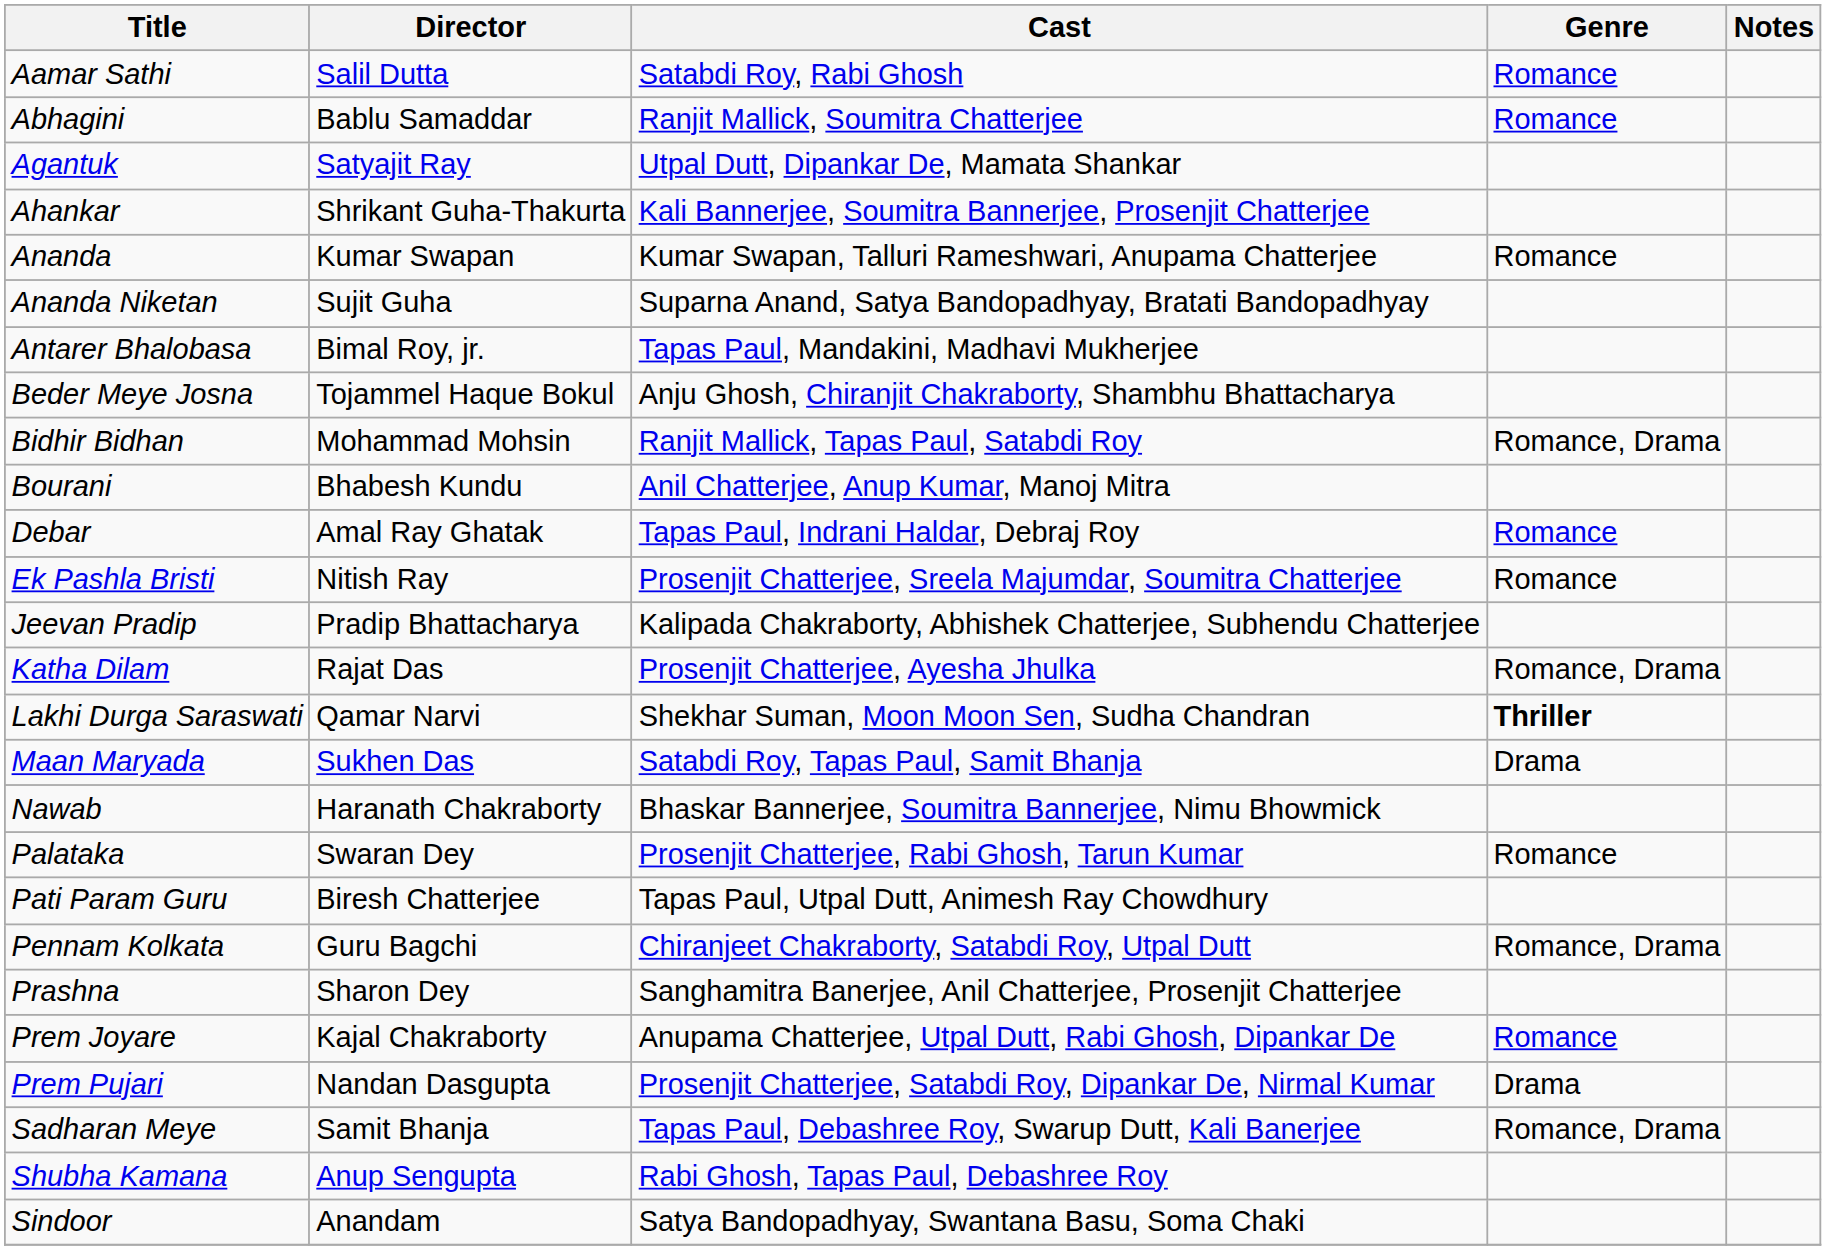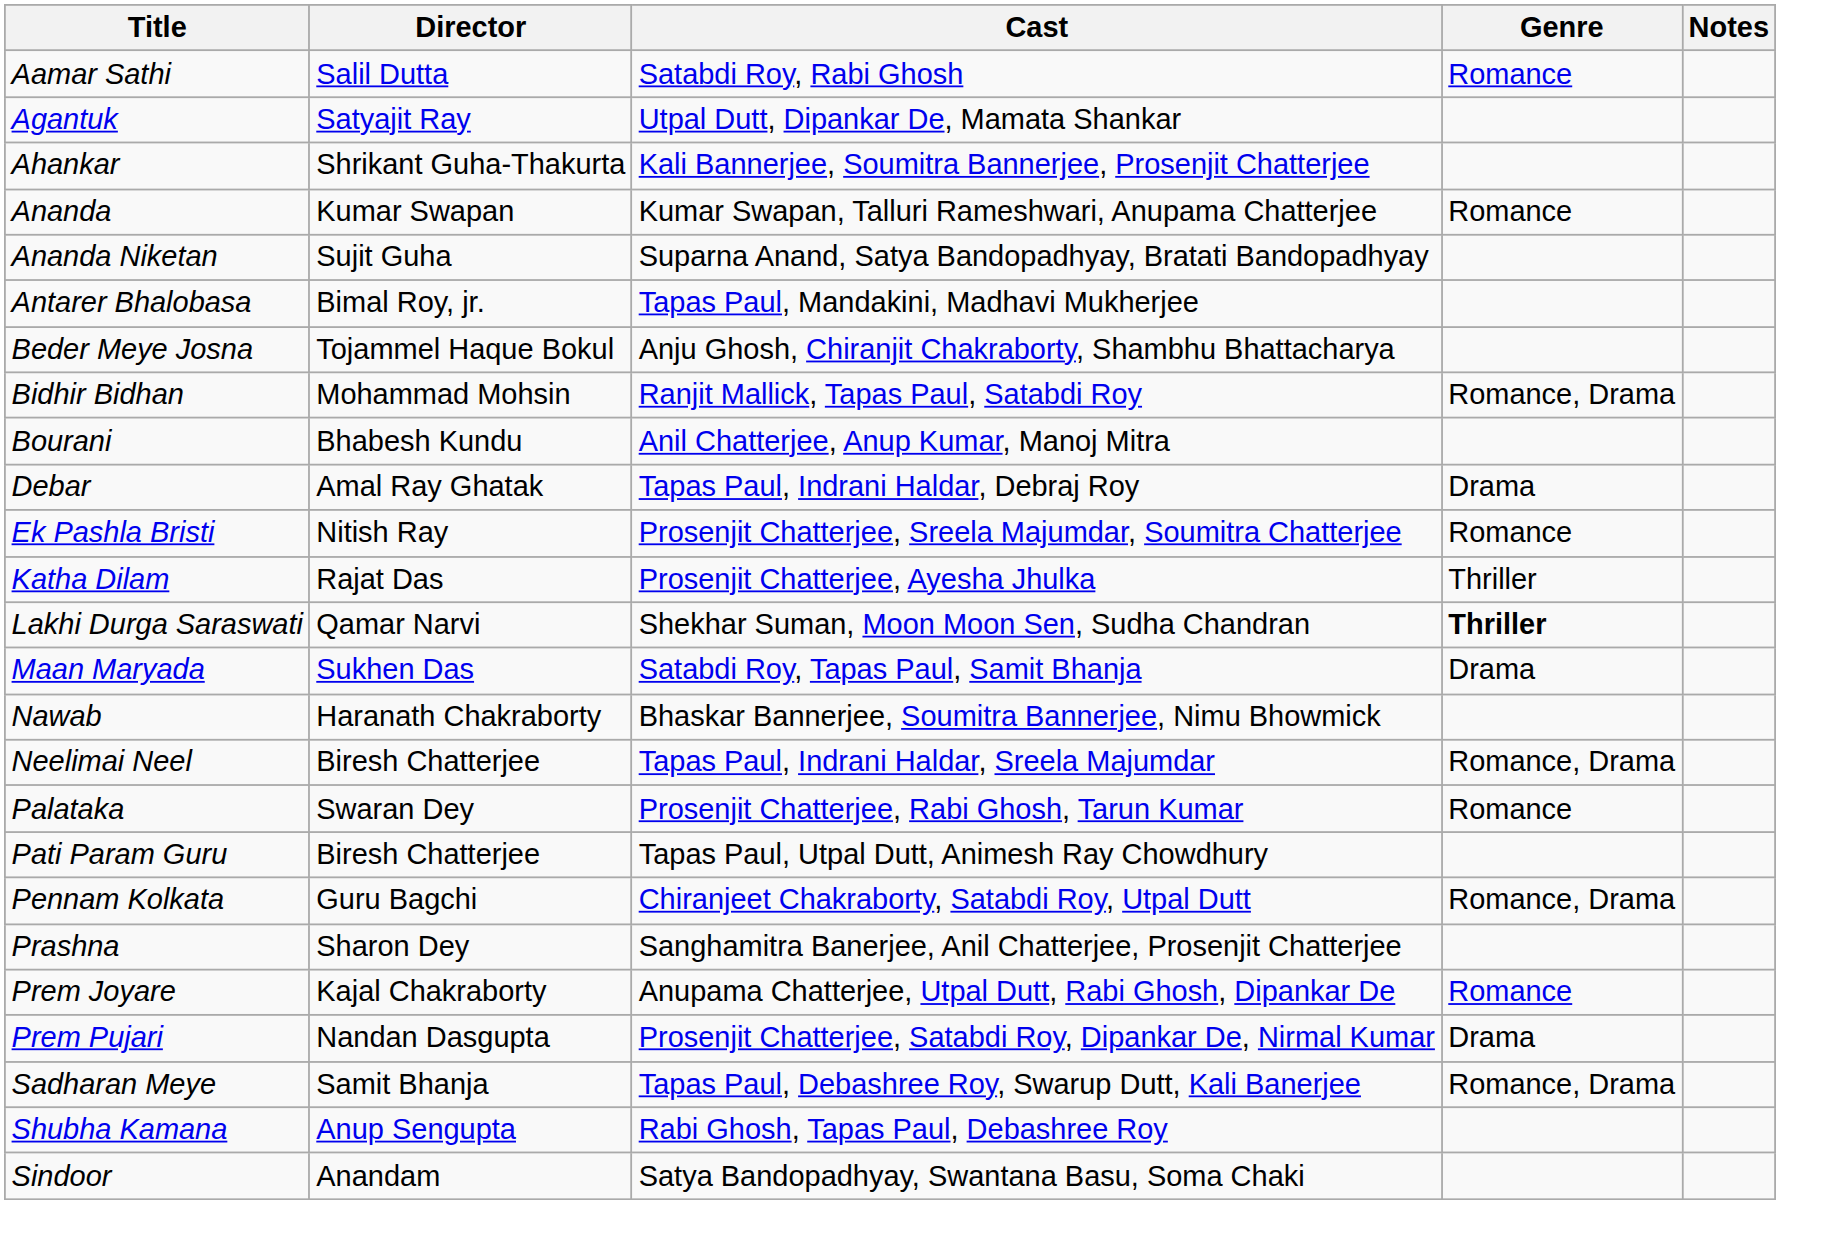- row: (68, 119)
(1555, 532) Romance -> (1492, 486) Drama
- row: (104, 624)
(1607, 670) Romance, Drama -> (1493, 578) Thriller
+ row: (102, 762)
